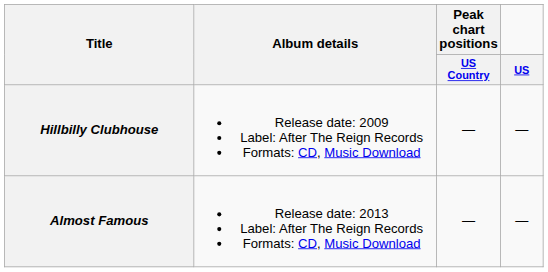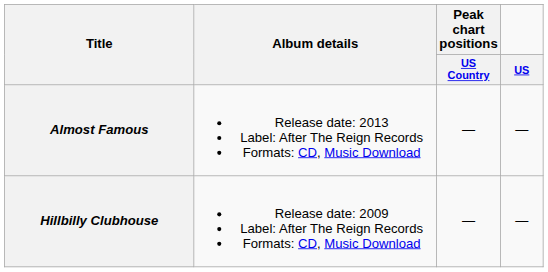rows swapped: (99, 130) <-> (99, 221)
